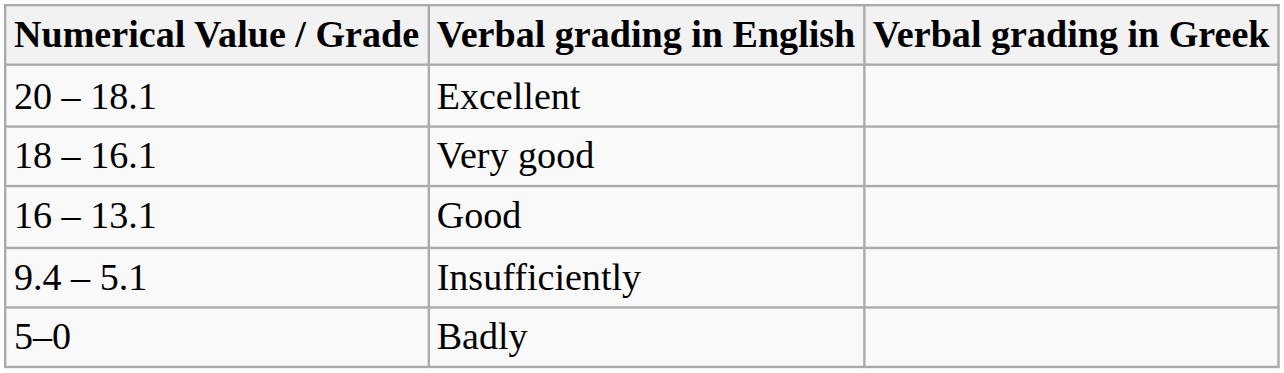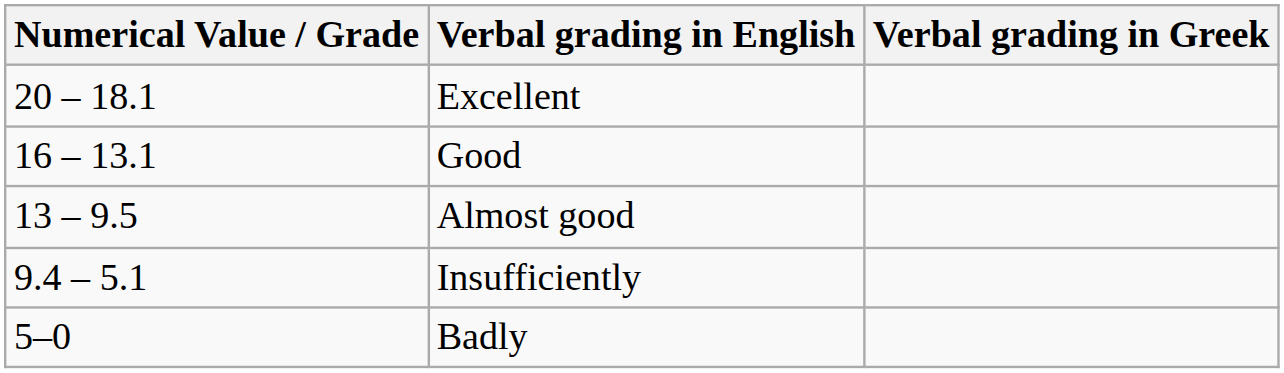- row: (515, 155)
+ row: (536, 215)
